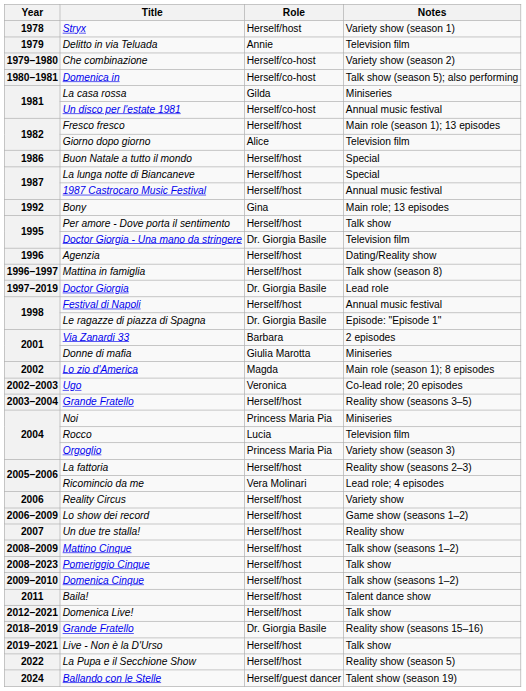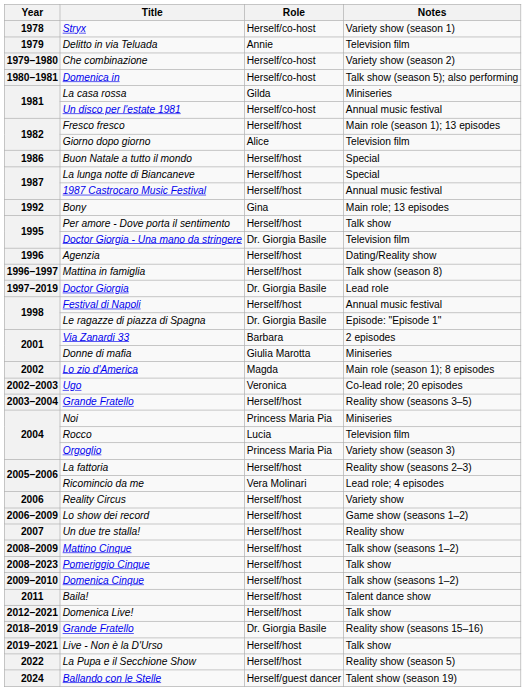(274, 28) Herself/host -> (281, 28) Herself/co-host
